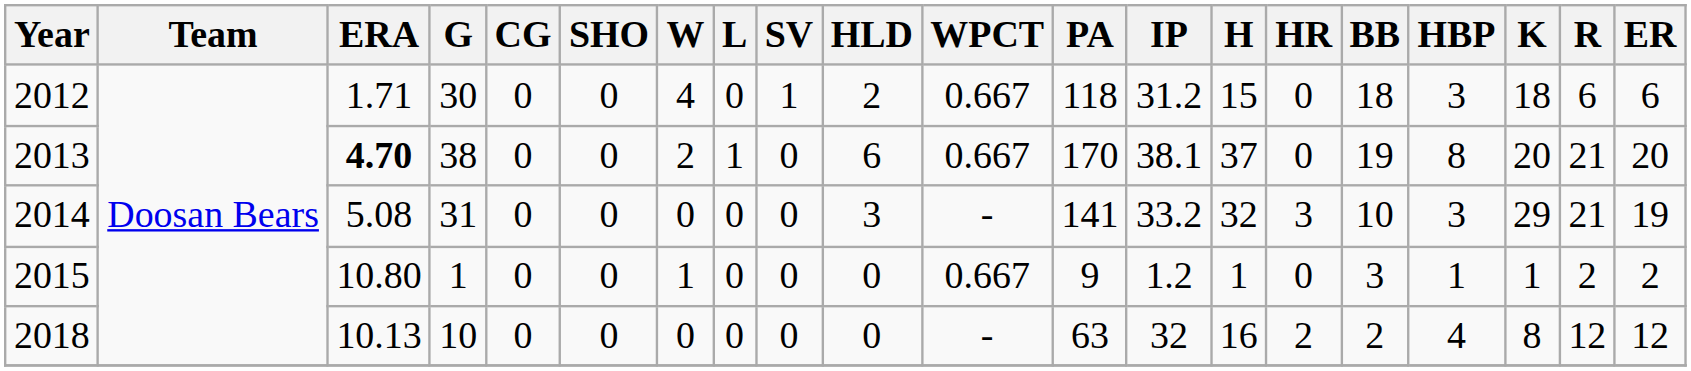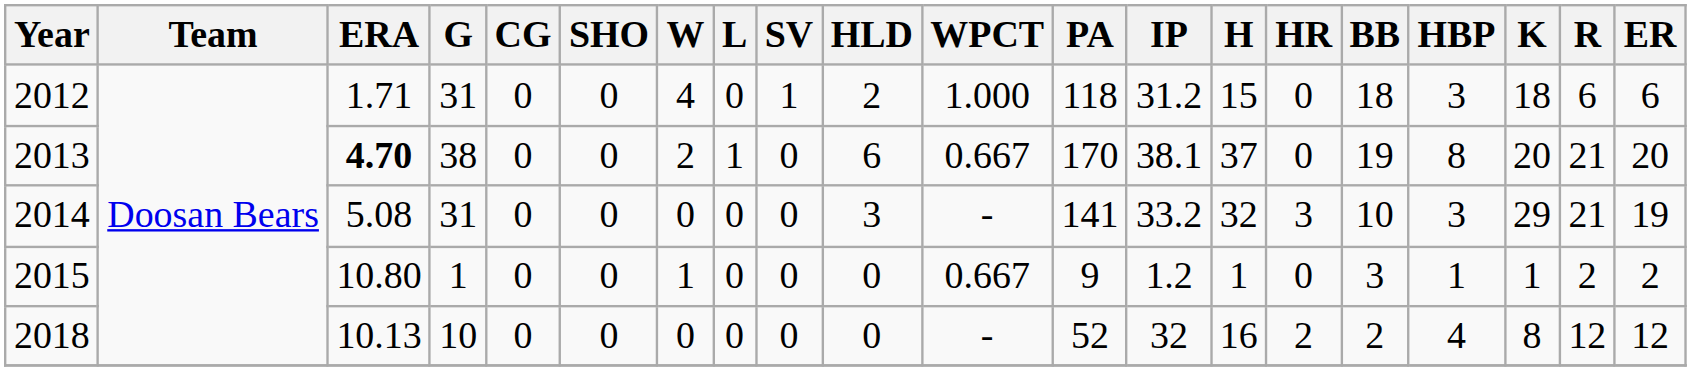(458, 94) 30 -> (458, 94) 31
(987, 94) 0.667 -> (987, 94) 1.000
(1090, 335) 63 -> (1090, 335) 52
